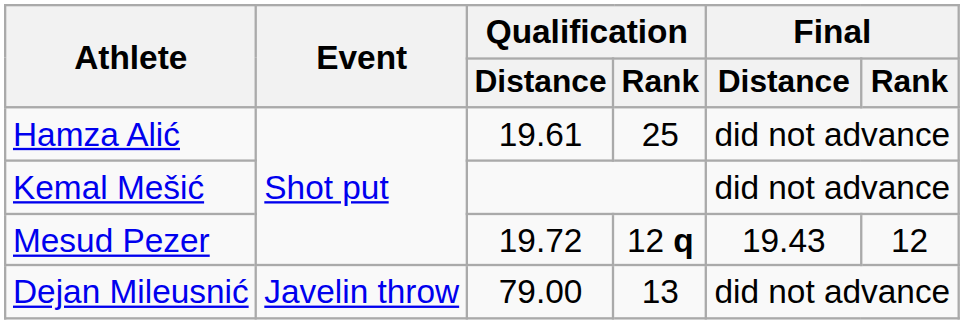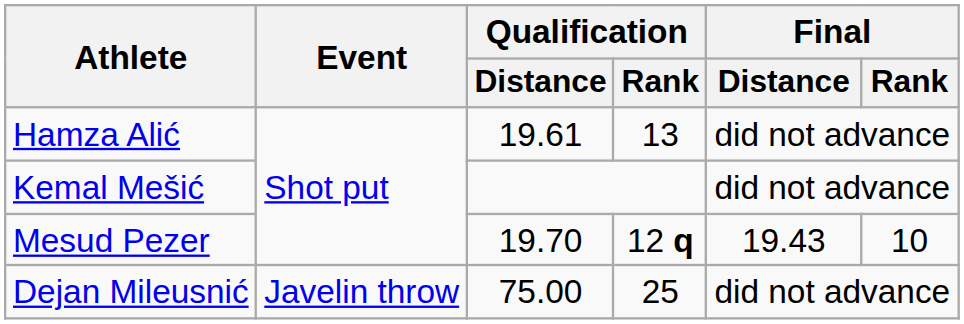(660, 135) 25 -> (660, 135) 13
(541, 240) 19.72 -> (541, 240) 19.70
(909, 240) 12 -> (909, 240) 10
(541, 293) 79.00 -> (541, 293) 75.00
(660, 293) 13 -> (660, 293) 25
